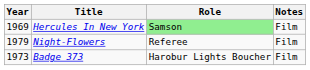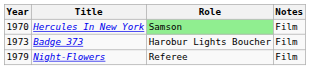(18, 27) 1969 -> (18, 27) 1970
rows swapped: (58, 57) <-> (69, 42)
